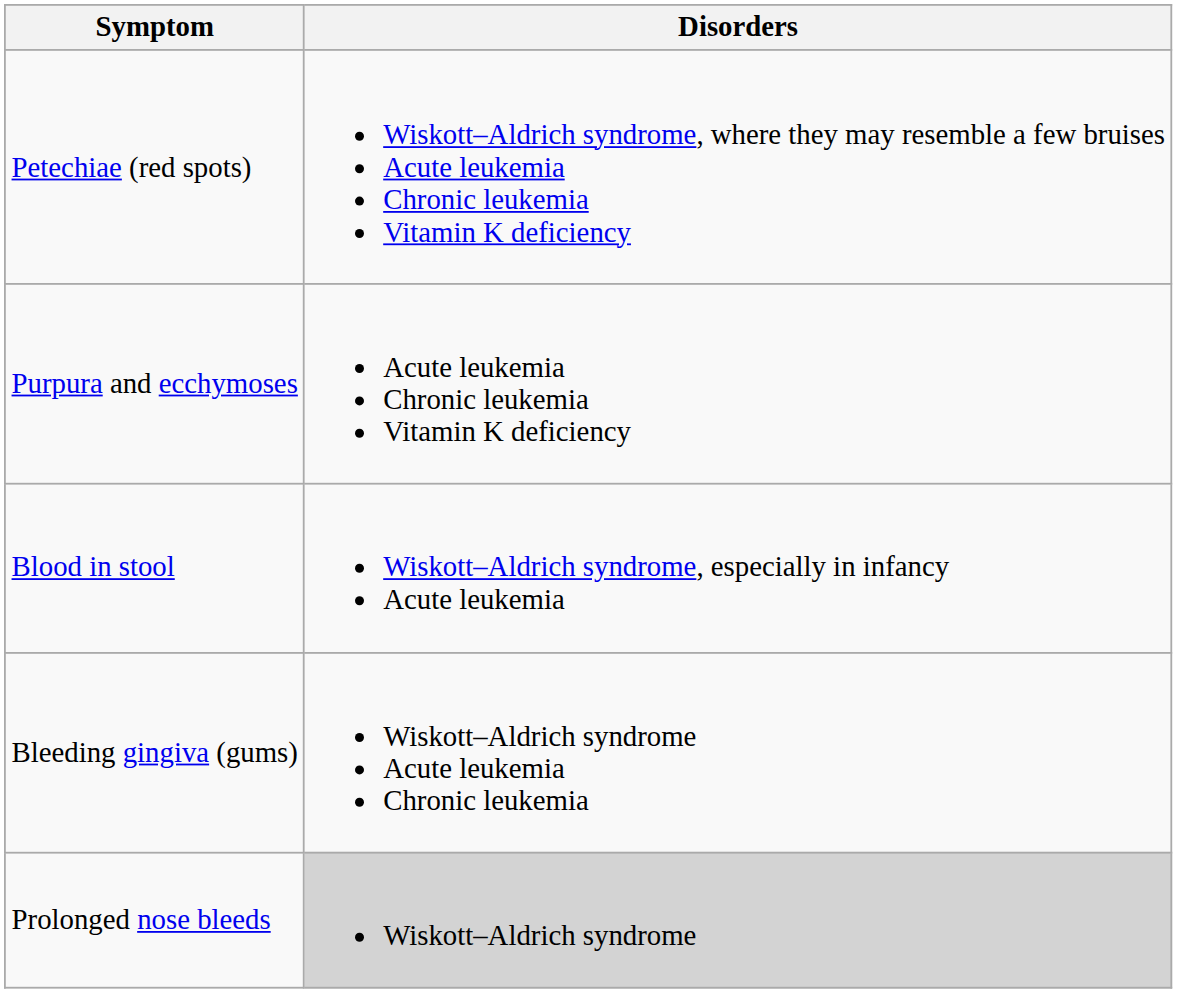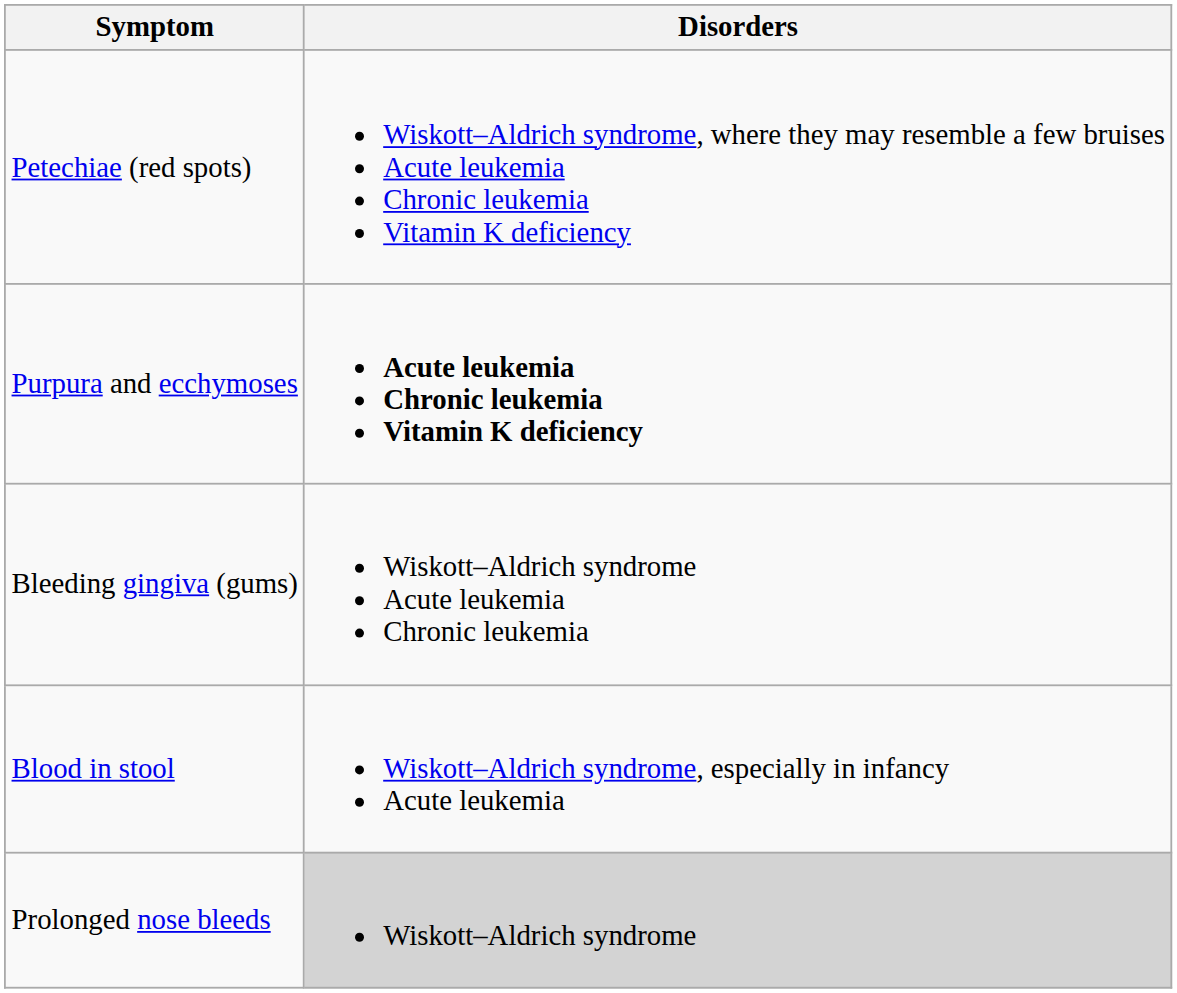(738, 400) normal -> (738, 400) bold
rows swapped: (93, 567) <-> (155, 751)
